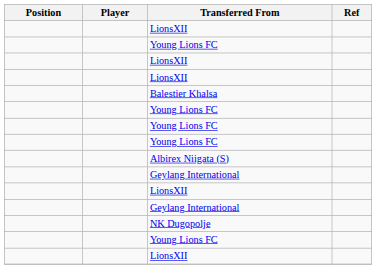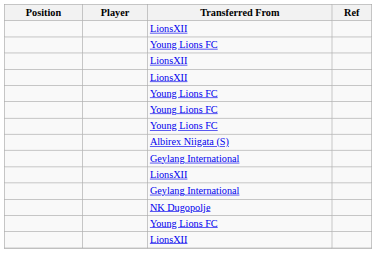- row: (43, 94)
